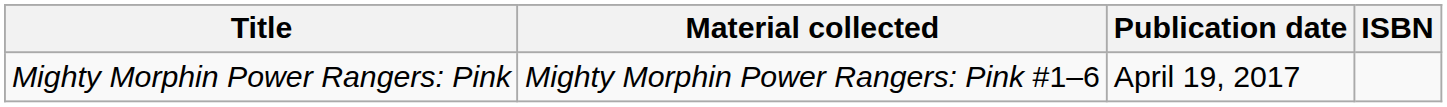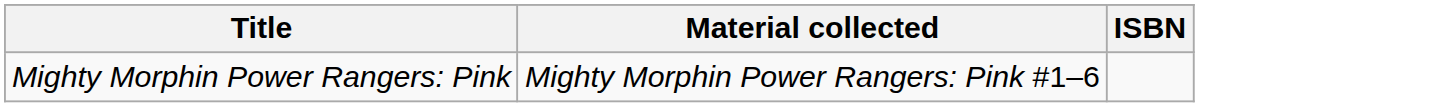- column: (1231, 28)
